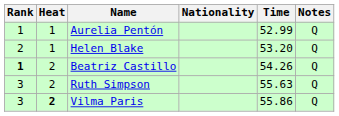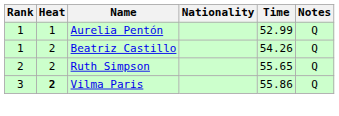- row: (107, 49)
(20, 67) bold -> (20, 49) normal
(20, 85) 3 -> (20, 67) 2
(276, 85) 55.63 -> (276, 67) 55.65
